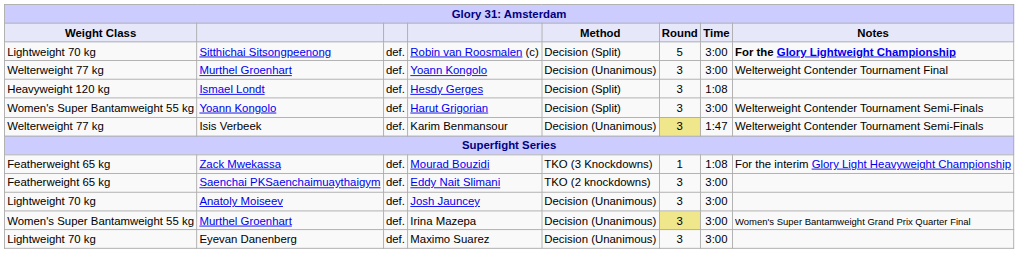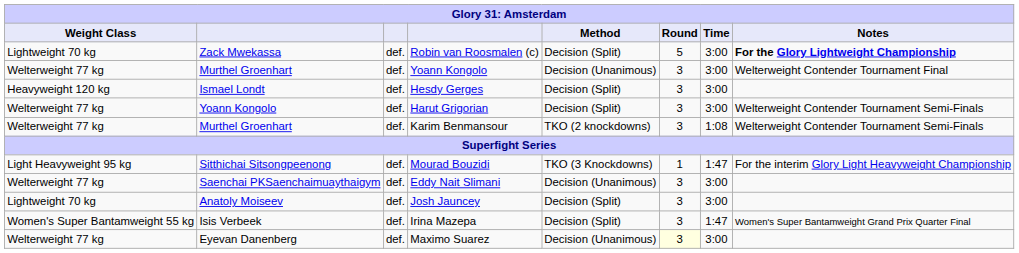(265, 51) Sitthichai Sitsongpeenong -> (240, 51) Zack Mwekassa
(716, 89) 1:08 -> (716, 89) 3:00
(101, 107) Women's Super Bantamweight 55 kg -> (55, 107) Welterweight 77 kg
(230, 126) Isis Verbeek -> (246, 126) Murthel Groenhart
(600, 126) Decision (Unanimous) -> (597, 126) TKO (2 knockdowns)
(680, 126) khaki background -> (680, 126) no background
(716, 126) 1:47 -> (716, 126) 1:08
(59, 164) Featherweight 65 kg -> (69, 164) Light Heavyweight 95 kg
(240, 164) Zack Mwekassa -> (265, 164) Sitthichai Sitsongpeenong
(716, 164) 1:08 -> (716, 164) 1:47
(59, 183) Featherweight 65 kg -> (55, 183) Welterweight 77 kg
(597, 183) TKO (2 knockdowns) -> (600, 183) Decision (Unanimous)
(600, 201) Decision (Unanimous) -> (583, 201) Decision (Split)
(246, 220) Murthel Groenhart -> (230, 220) Isis Verbeek
(600, 220) Decision (Unanimous) -> (583, 220) Decision (Split)
(680, 220) khaki background -> (680, 220) no background
(716, 220) 3:00 -> (716, 220) 1:47
(51, 239) Lightweight 70 kg -> (55, 239) Welterweight 77 kg
(680, 239) no background -> (680, 239) lightyellow background
